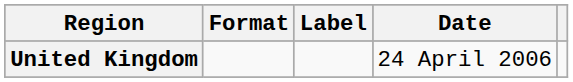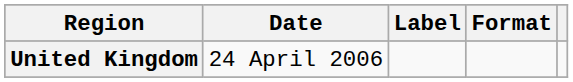columns swapped: (465, 23) <-> (249, 23)
